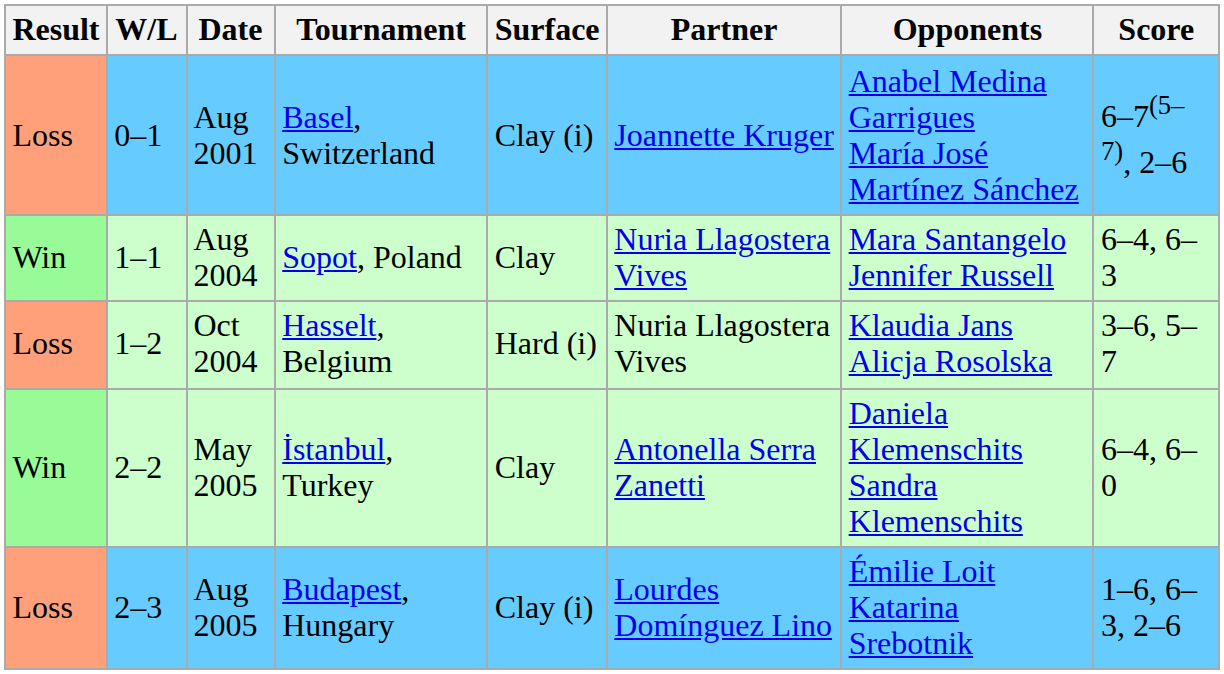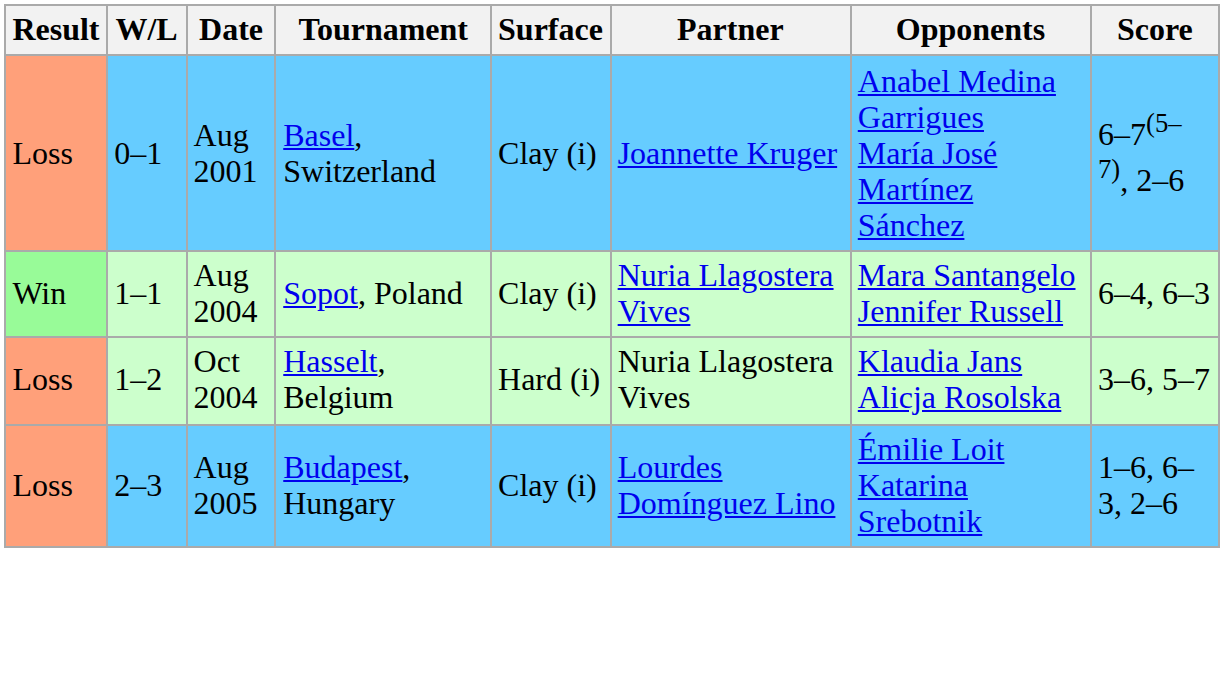(525, 257) Clay -> (547, 293) Clay (i)
- row: (225, 466)
